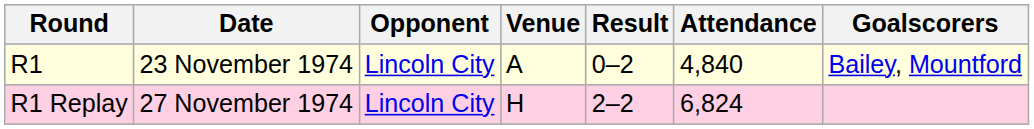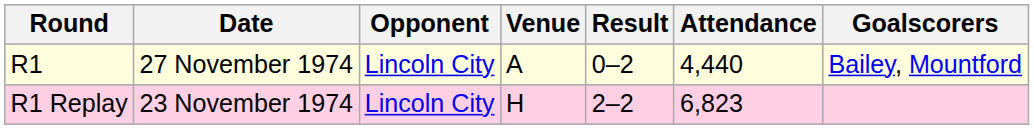(246, 64) 23 November 1974 -> (246, 64) 27 November 1974
(711, 64) 4,840 -> (711, 64) 4,440
(246, 104) 27 November 1974 -> (246, 104) 23 November 1974
(711, 104) 6,824 -> (711, 104) 6,823
